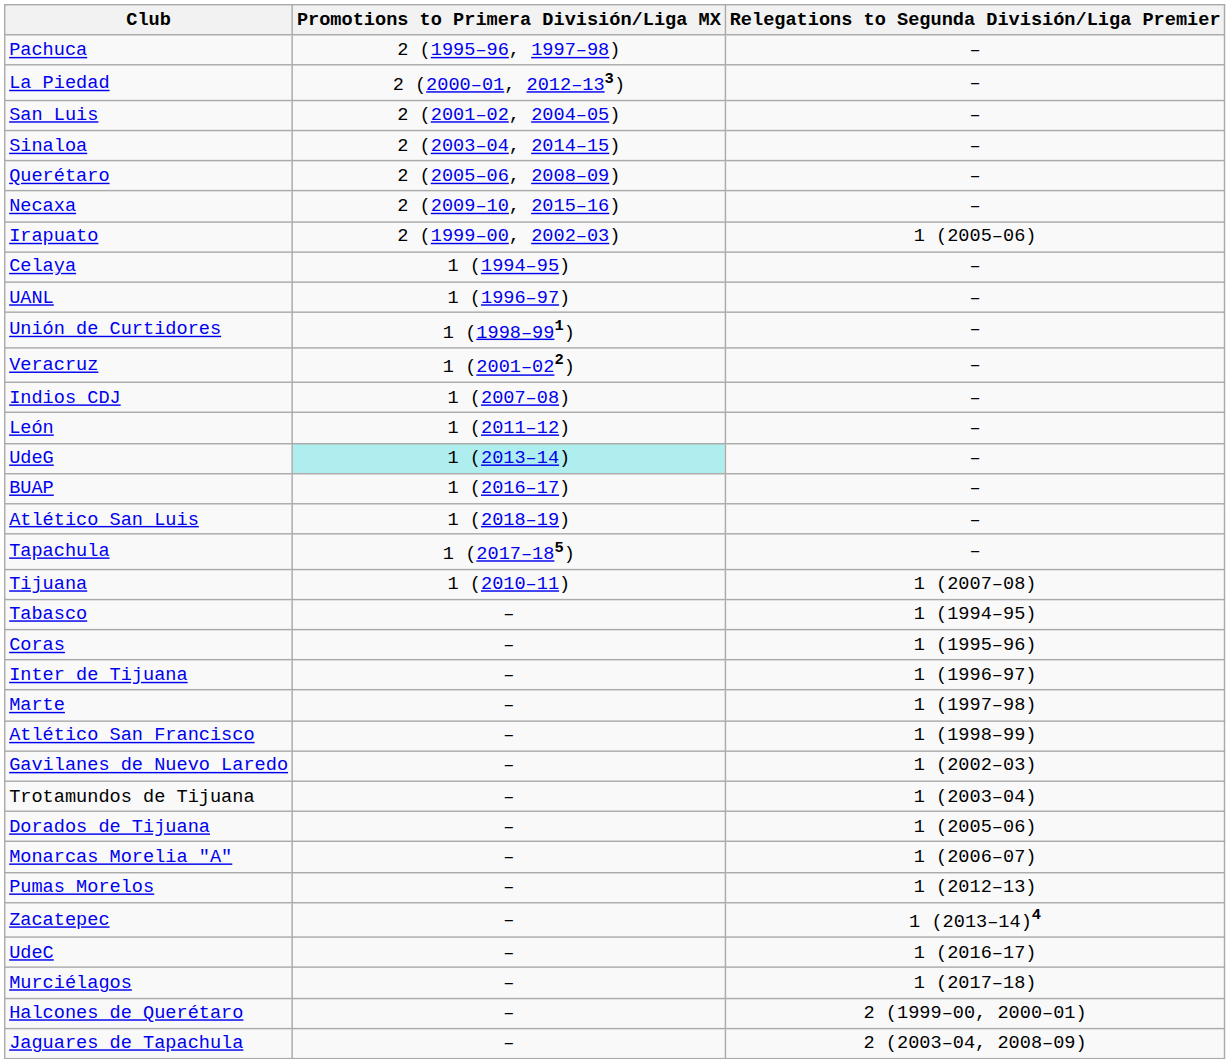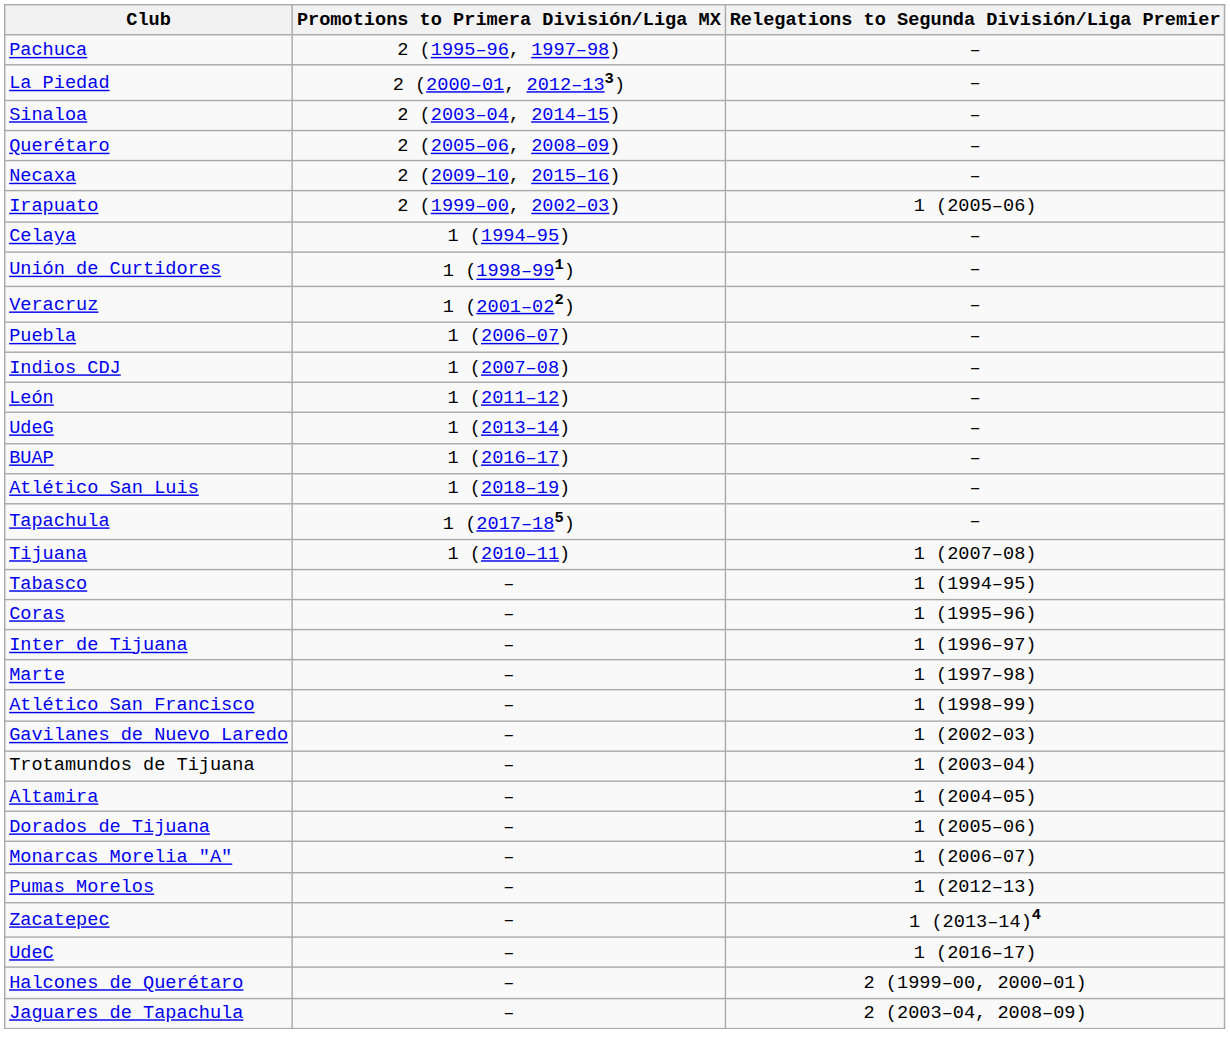- row: (54, 116)
- row: (31, 297)
+ row: (43, 337)
(509, 458) paleturquoise background -> (509, 428) no background
+ row: (54, 796)
- row: (71, 983)
